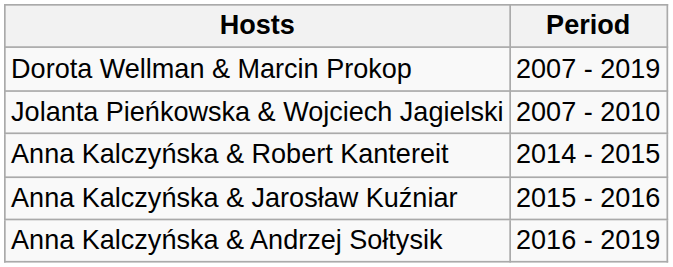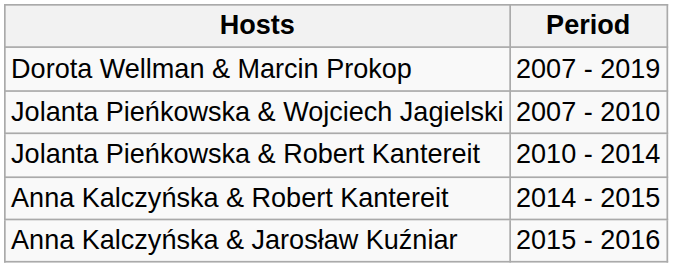+ row: (246, 154)
- row: (227, 240)
